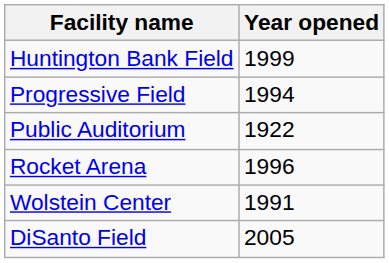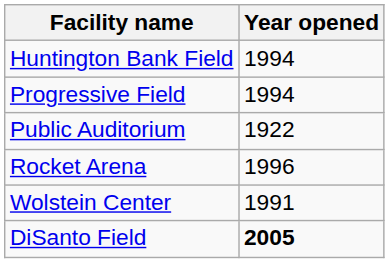(269, 58) 1999 -> (269, 58) 1994
(269, 238) normal -> (269, 238) bold
